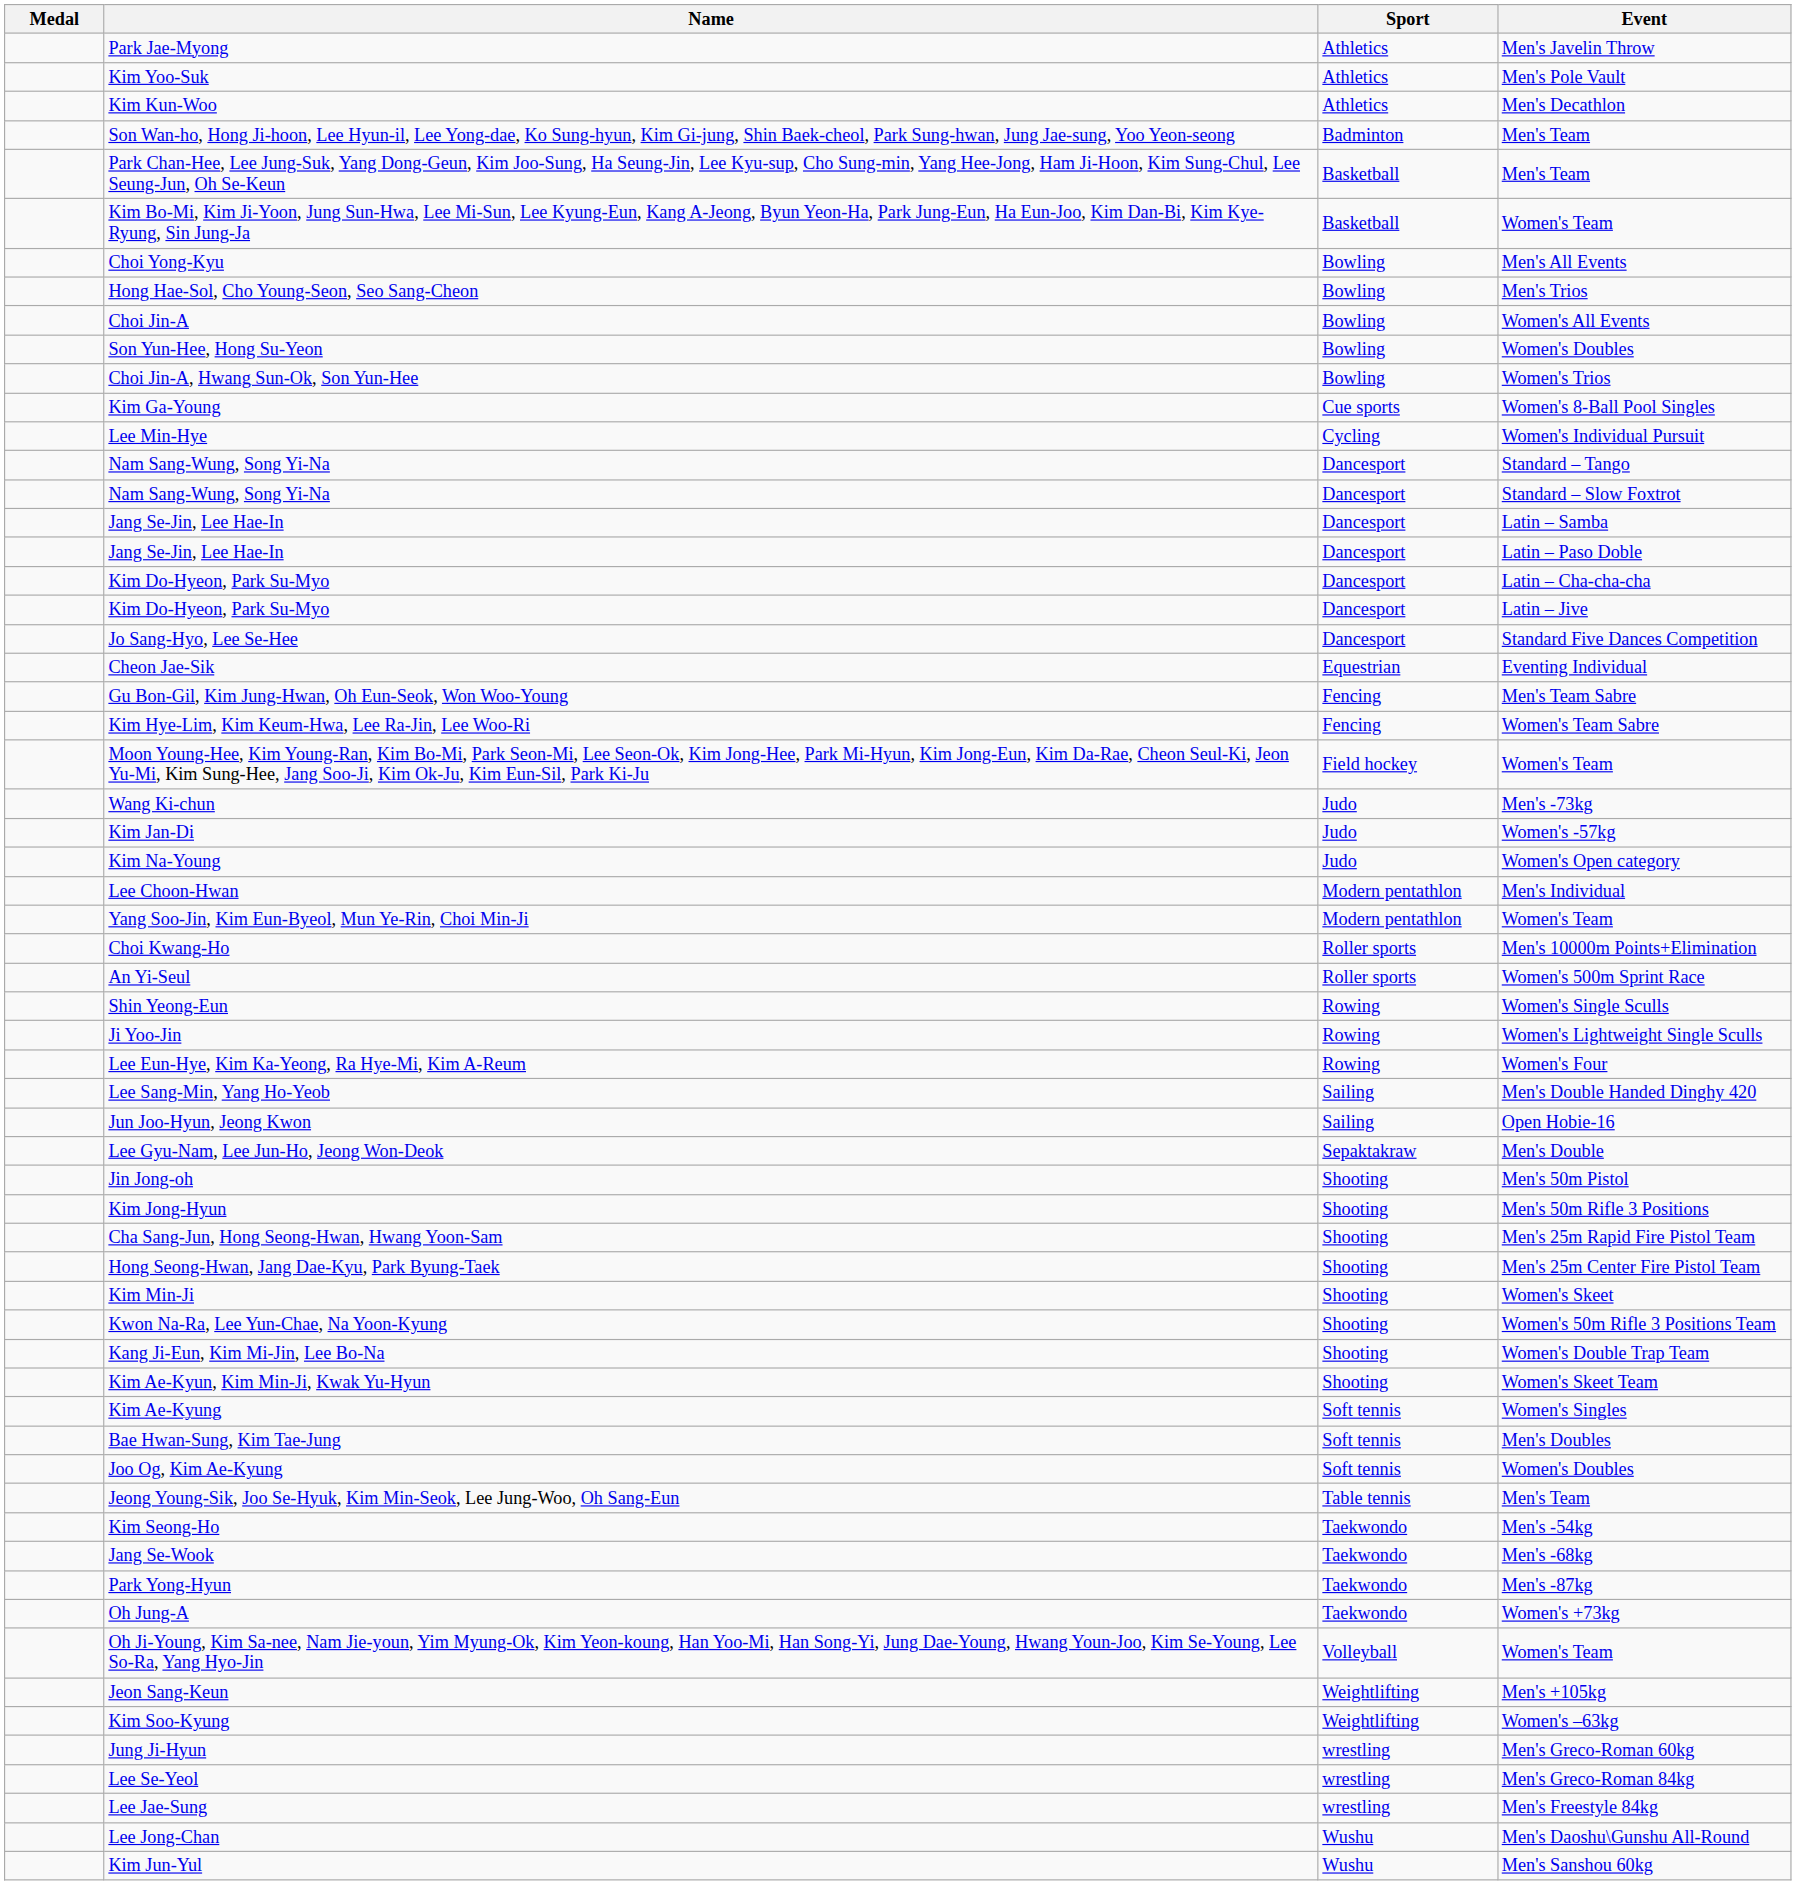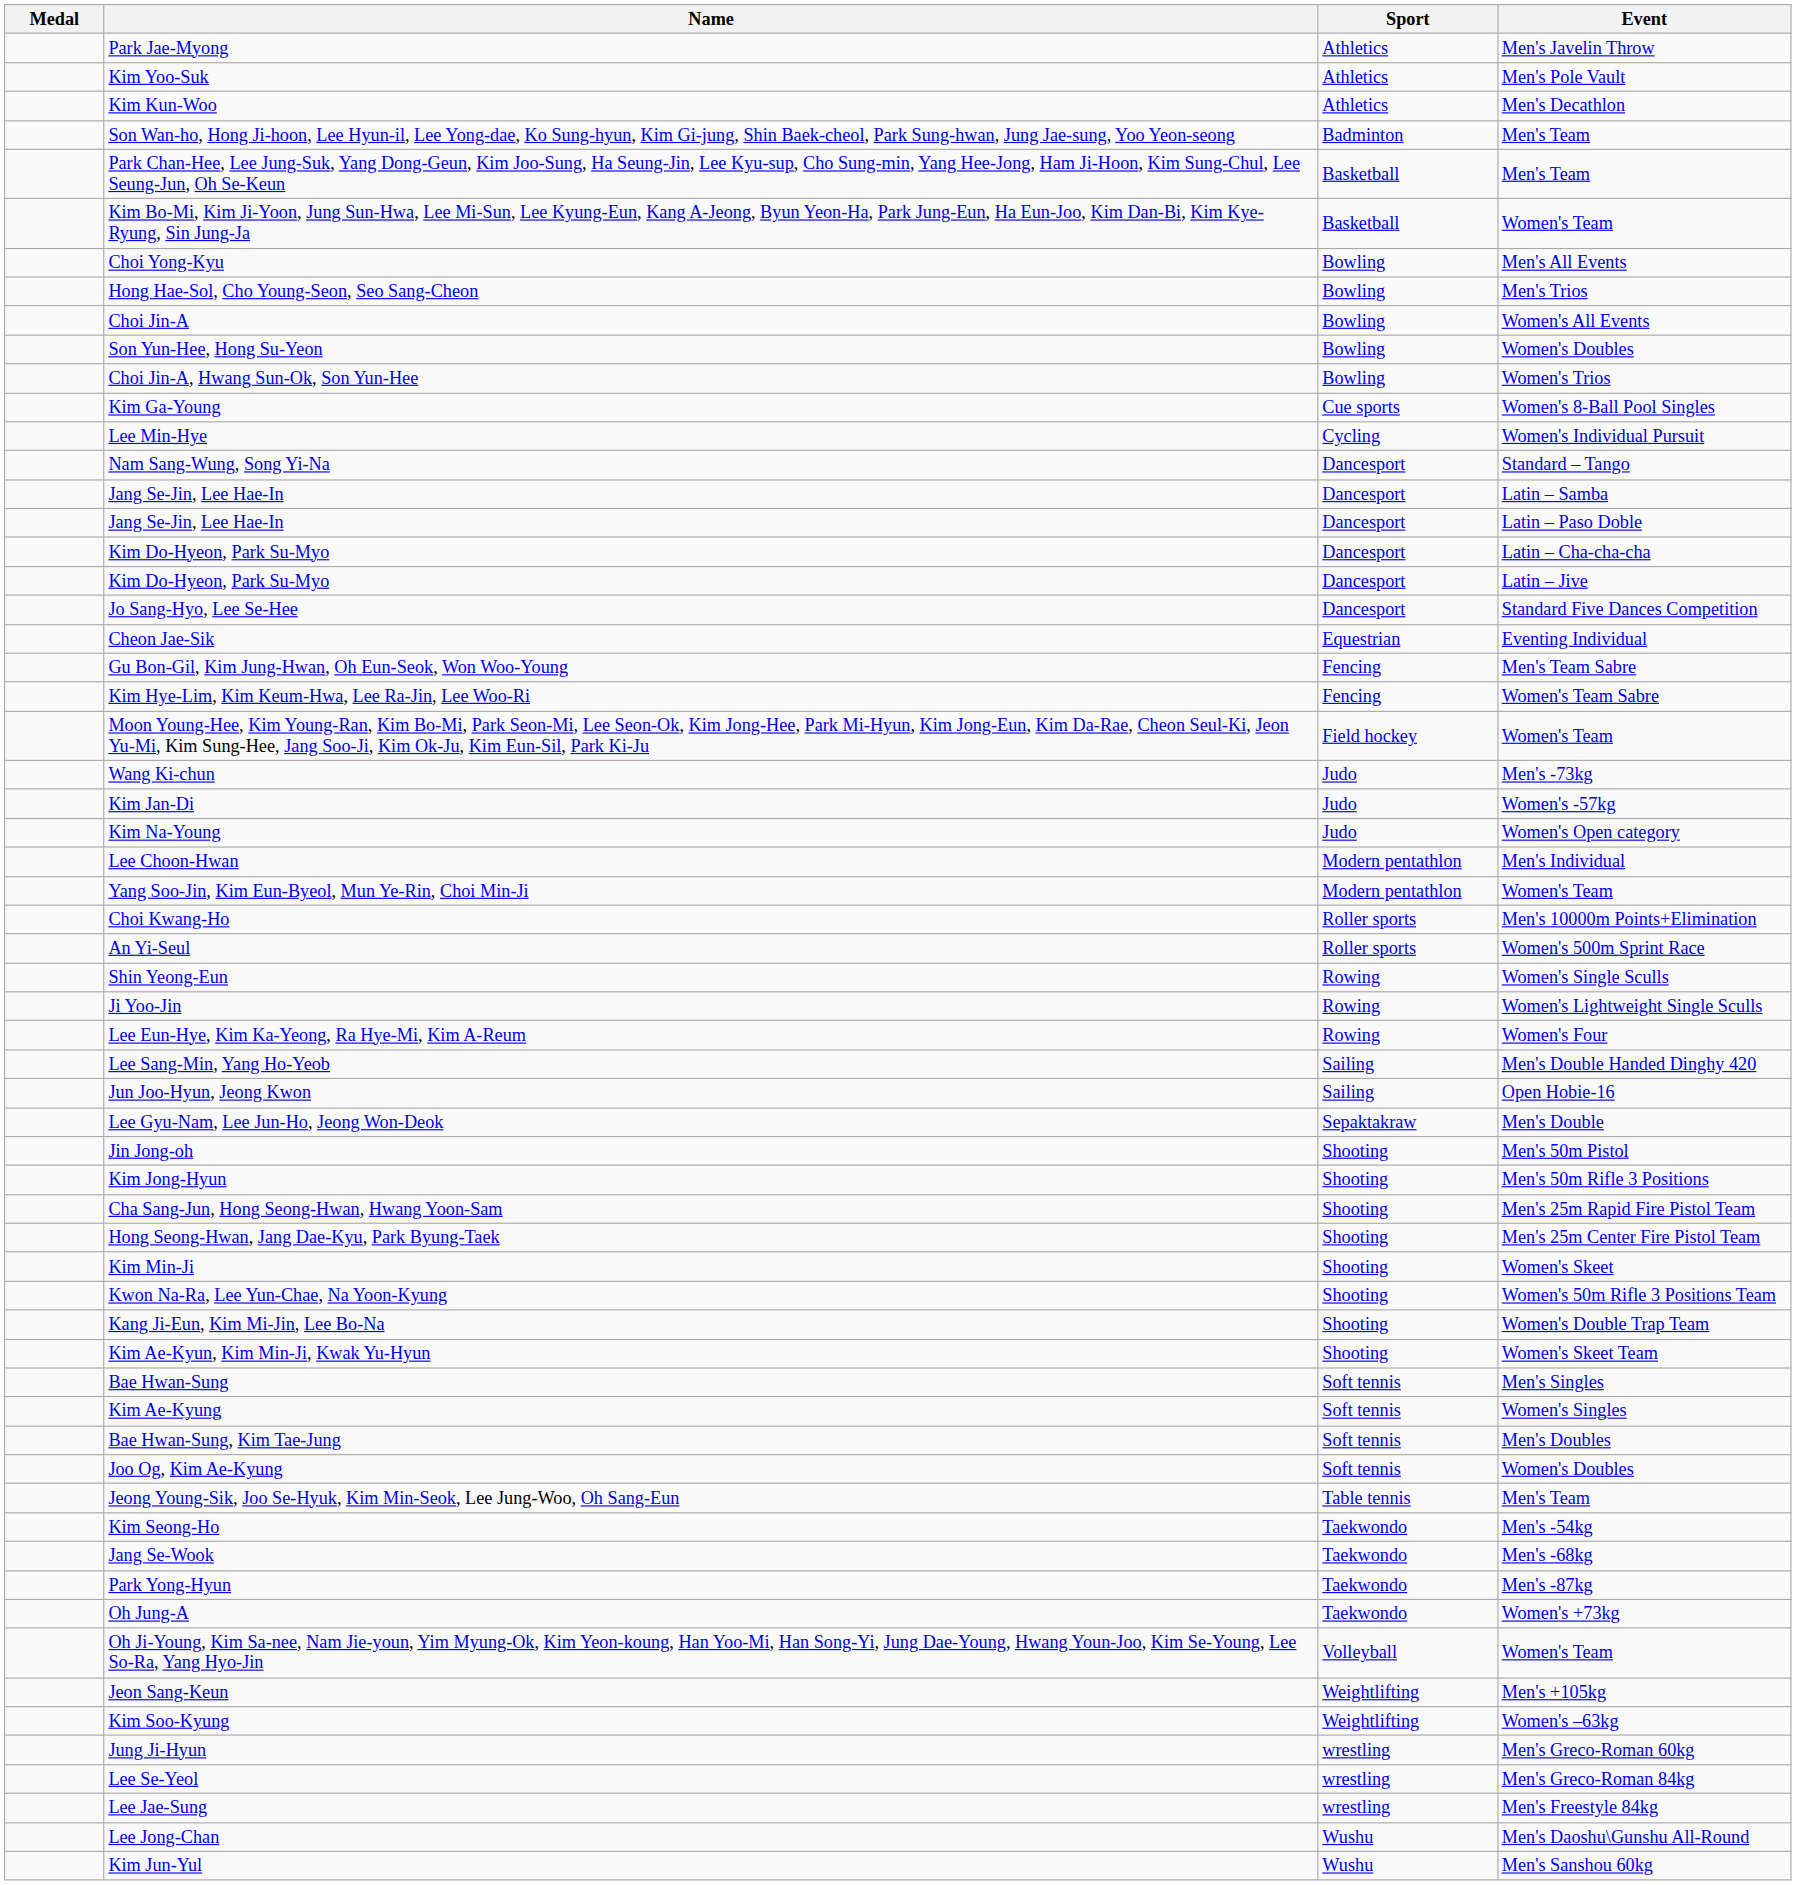- row: (219, 493)
+ row: (168, 1382)
